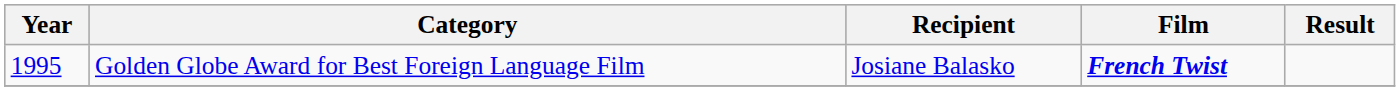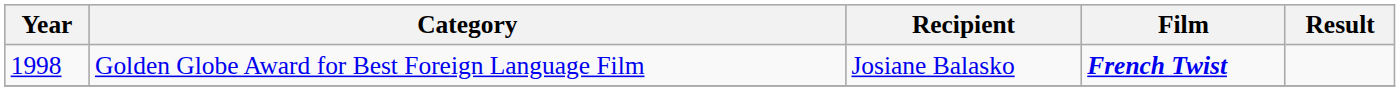(36, 65) 1995 -> (36, 65) 1998
